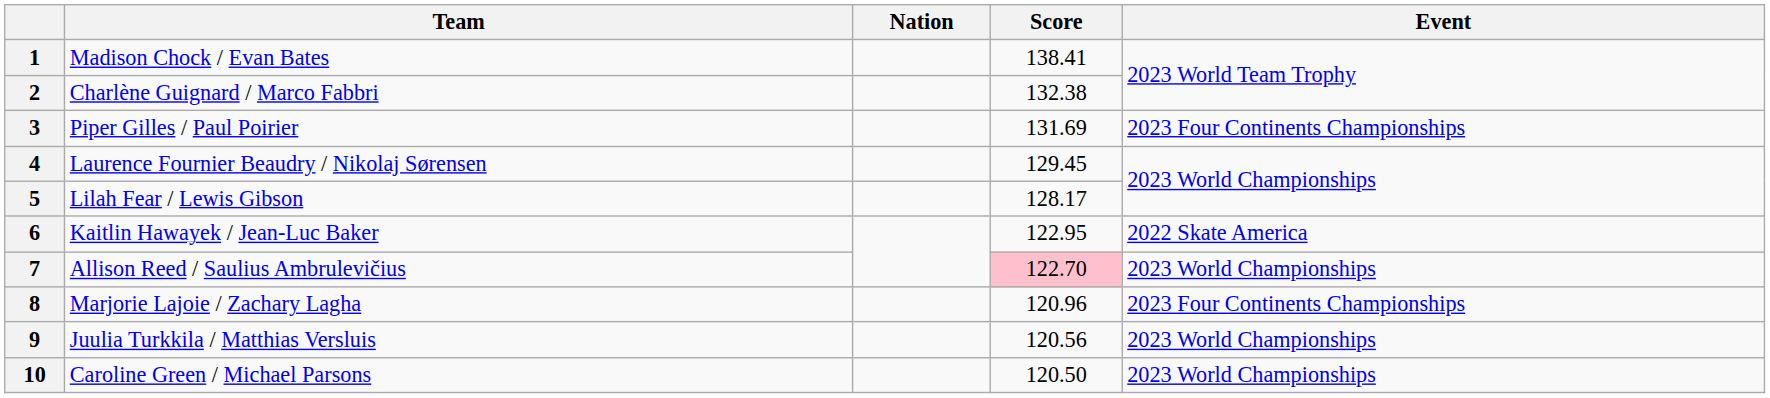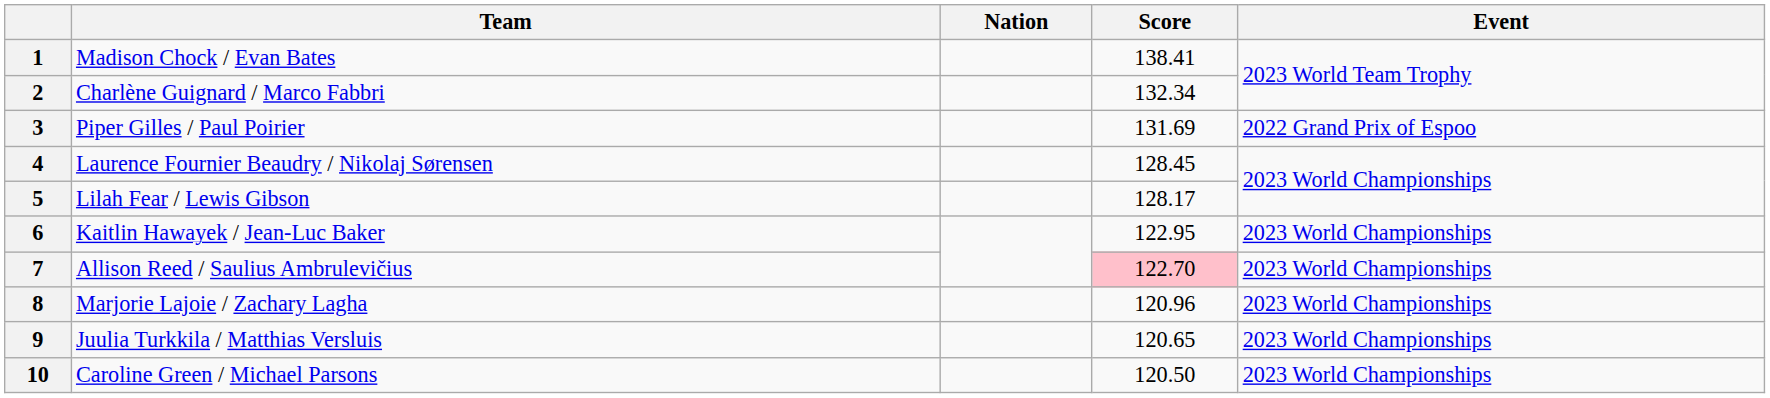(1056, 92) 132.38 -> (1165, 92) 132.34
(1296, 127) 2023 Four Continents Championships -> (1359, 127) 2022 Grand Prix of Espoo
(1056, 163) 129.45 -> (1165, 163) 128.45
(1217, 233) 2022 Skate America -> (1367, 233) 2023 World Championships
(1296, 304) 2023 Four Continents Championships -> (1367, 304) 2023 World Championships
(1056, 339) 120.56 -> (1165, 339) 120.65
